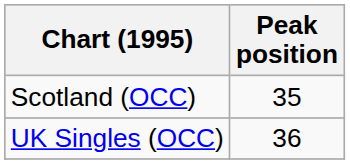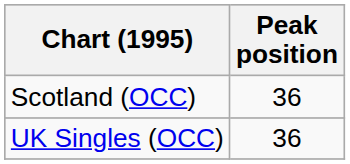(287, 96) 35 -> (287, 96) 36
